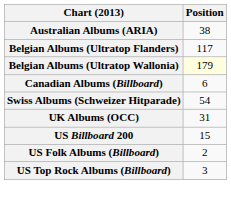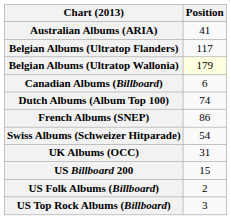(205, 30) 38 -> (205, 30) 41
+ row: (94, 100)
+ row: (94, 118)
